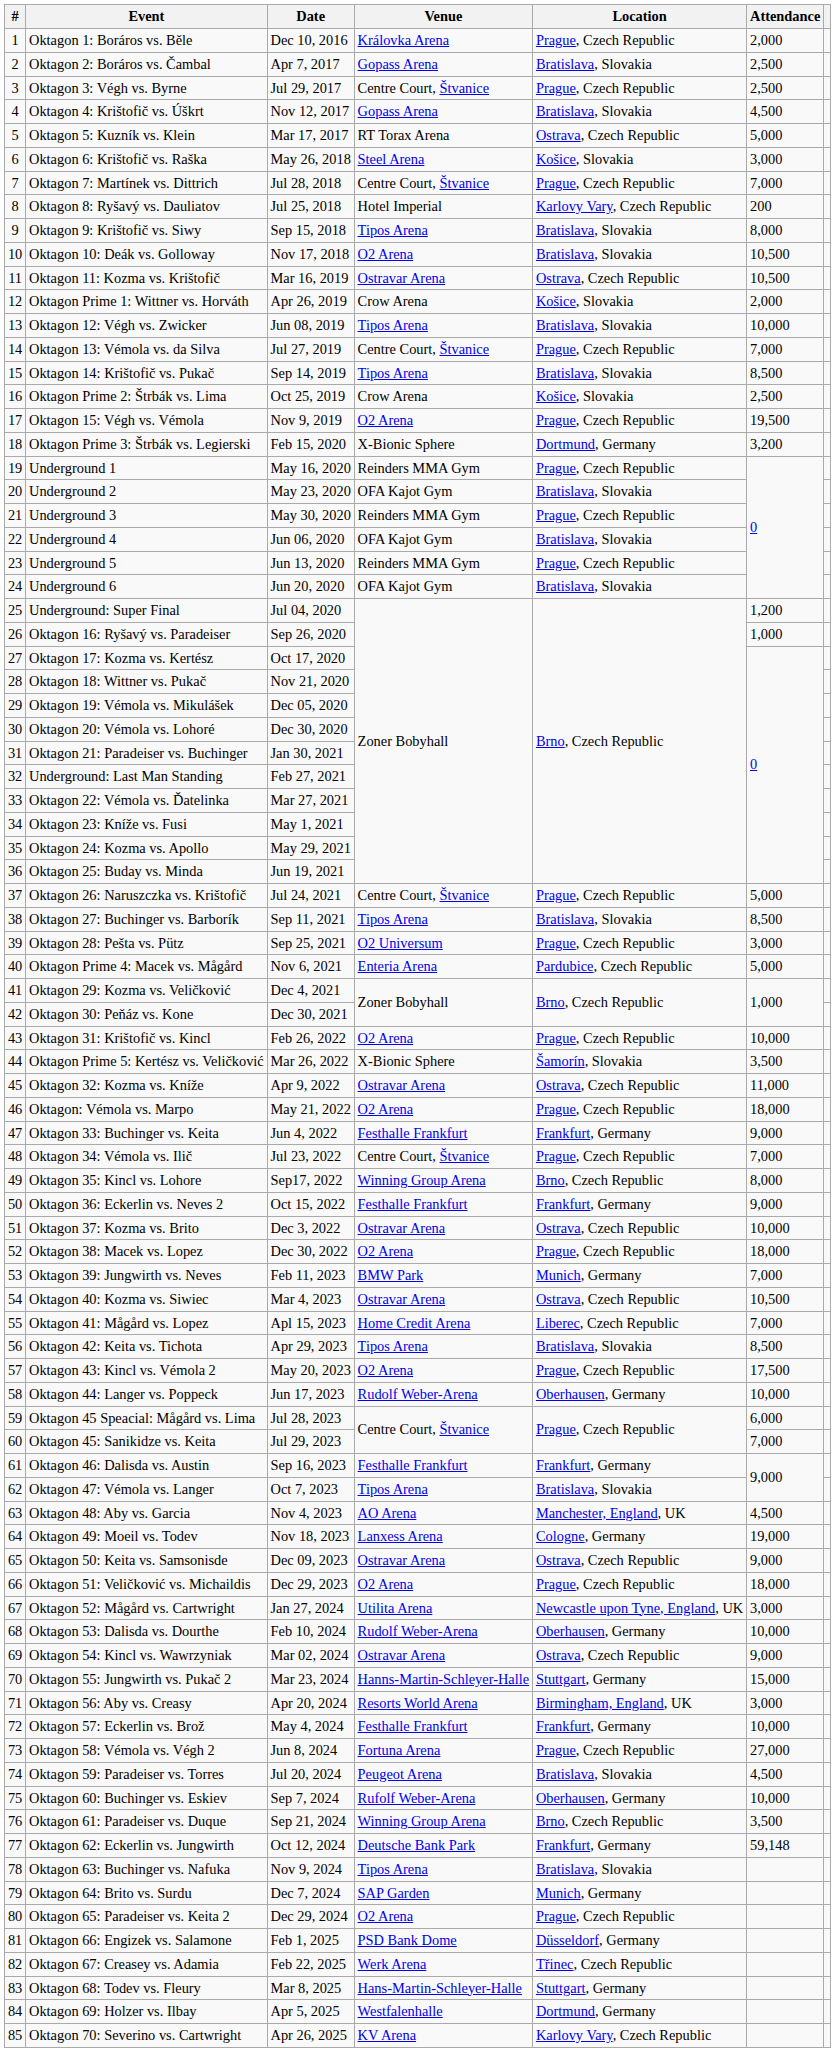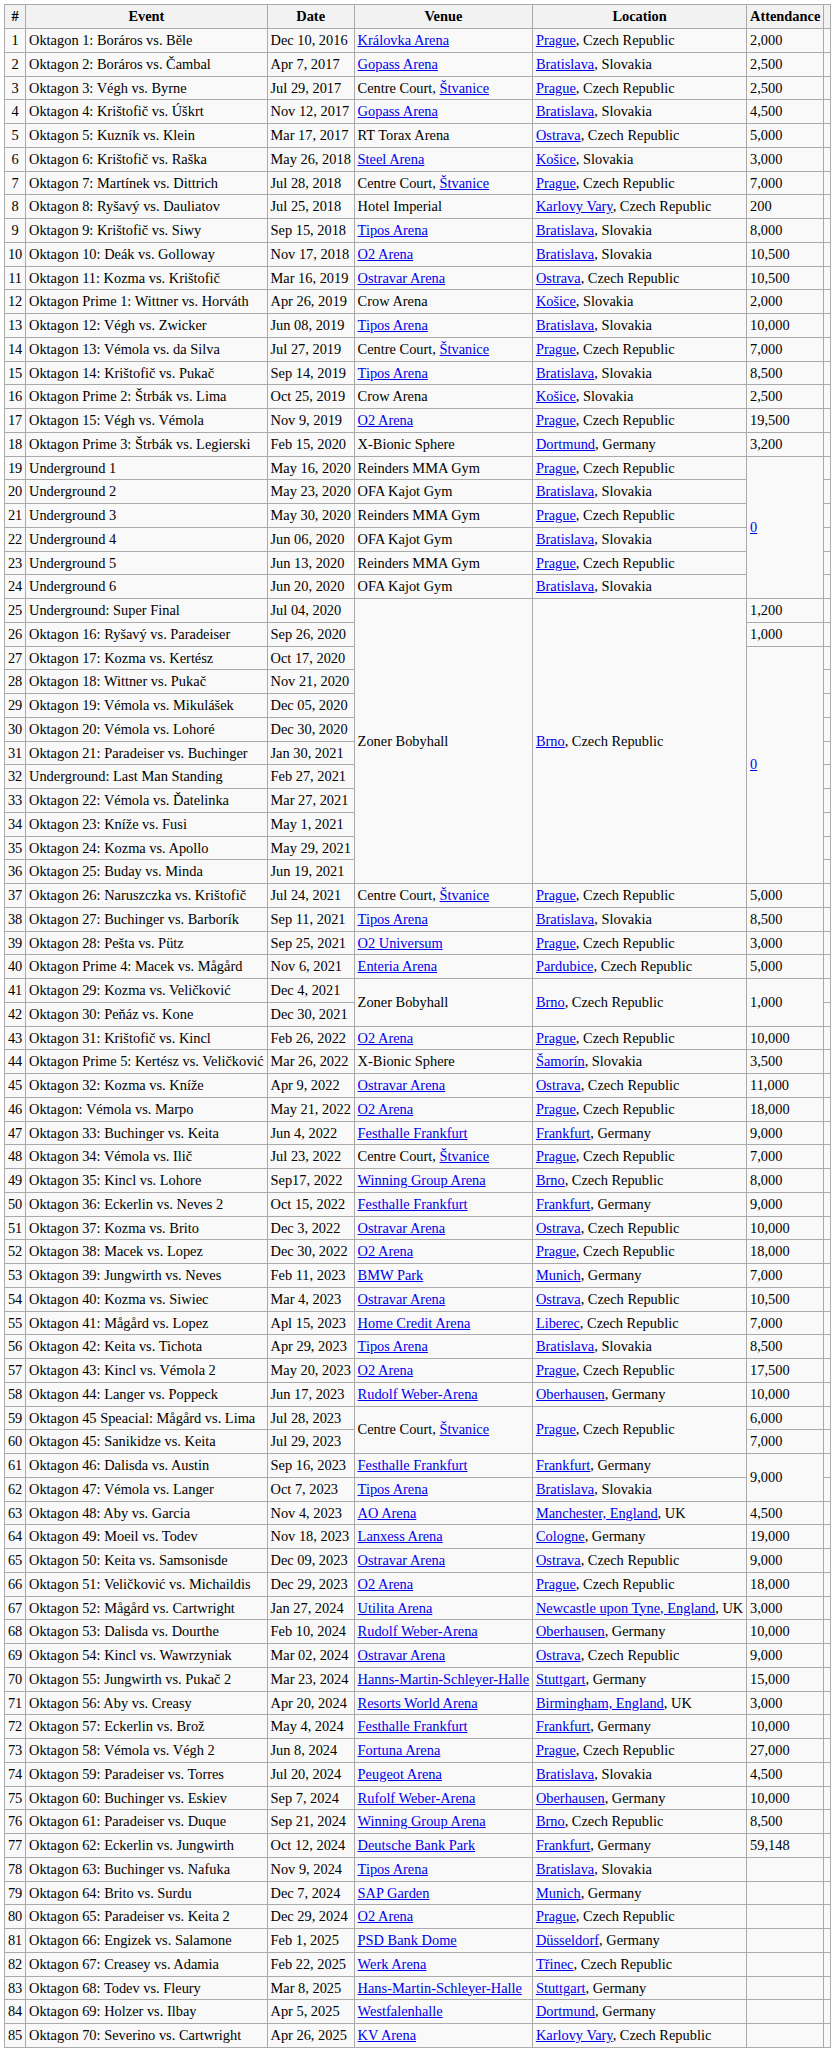(766, 1821) 3,500 -> (766, 1821) 8,500
